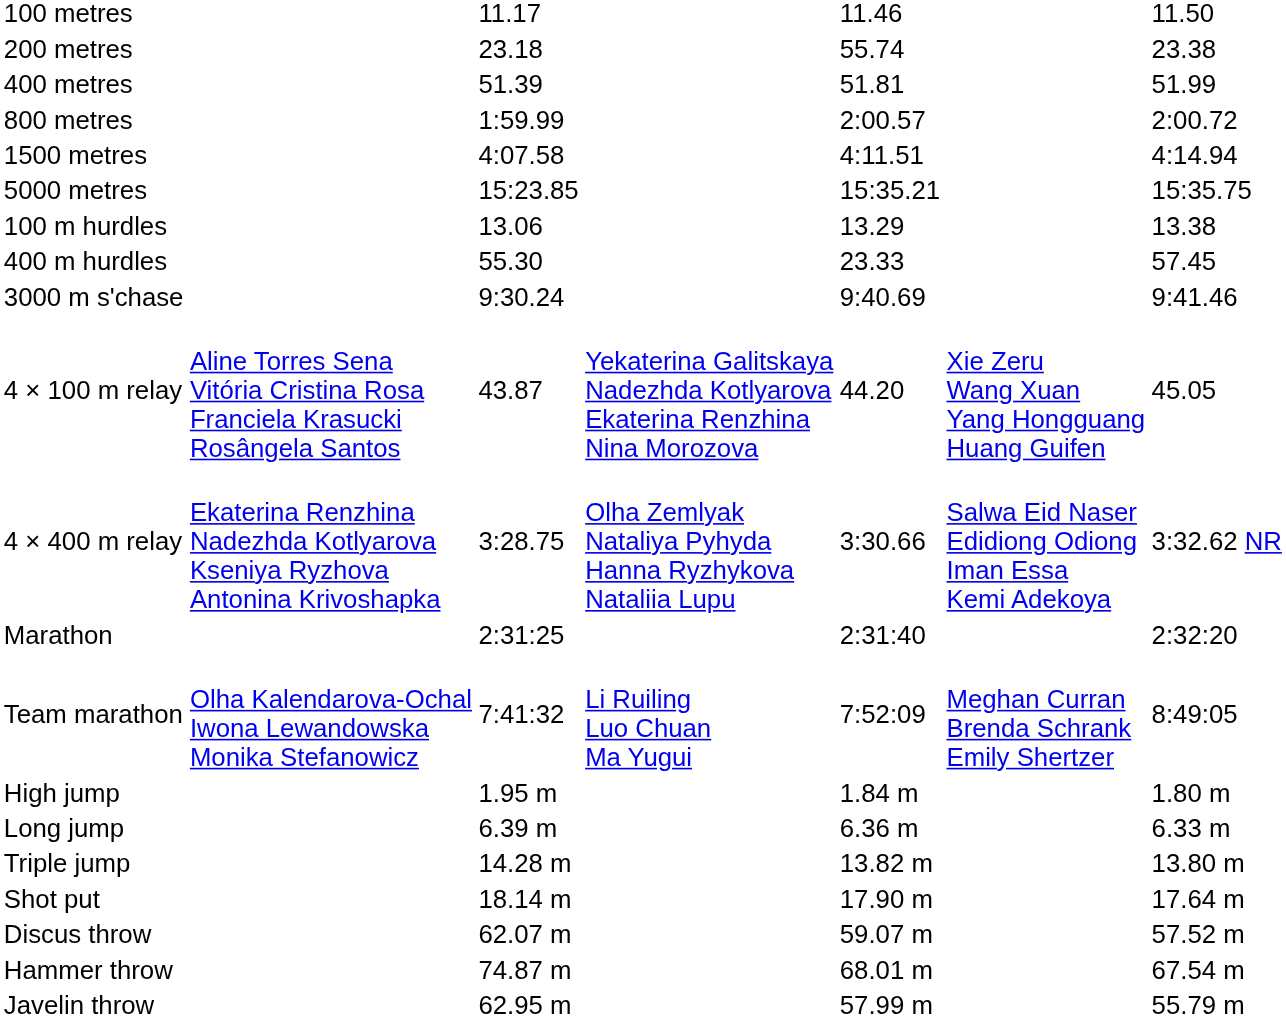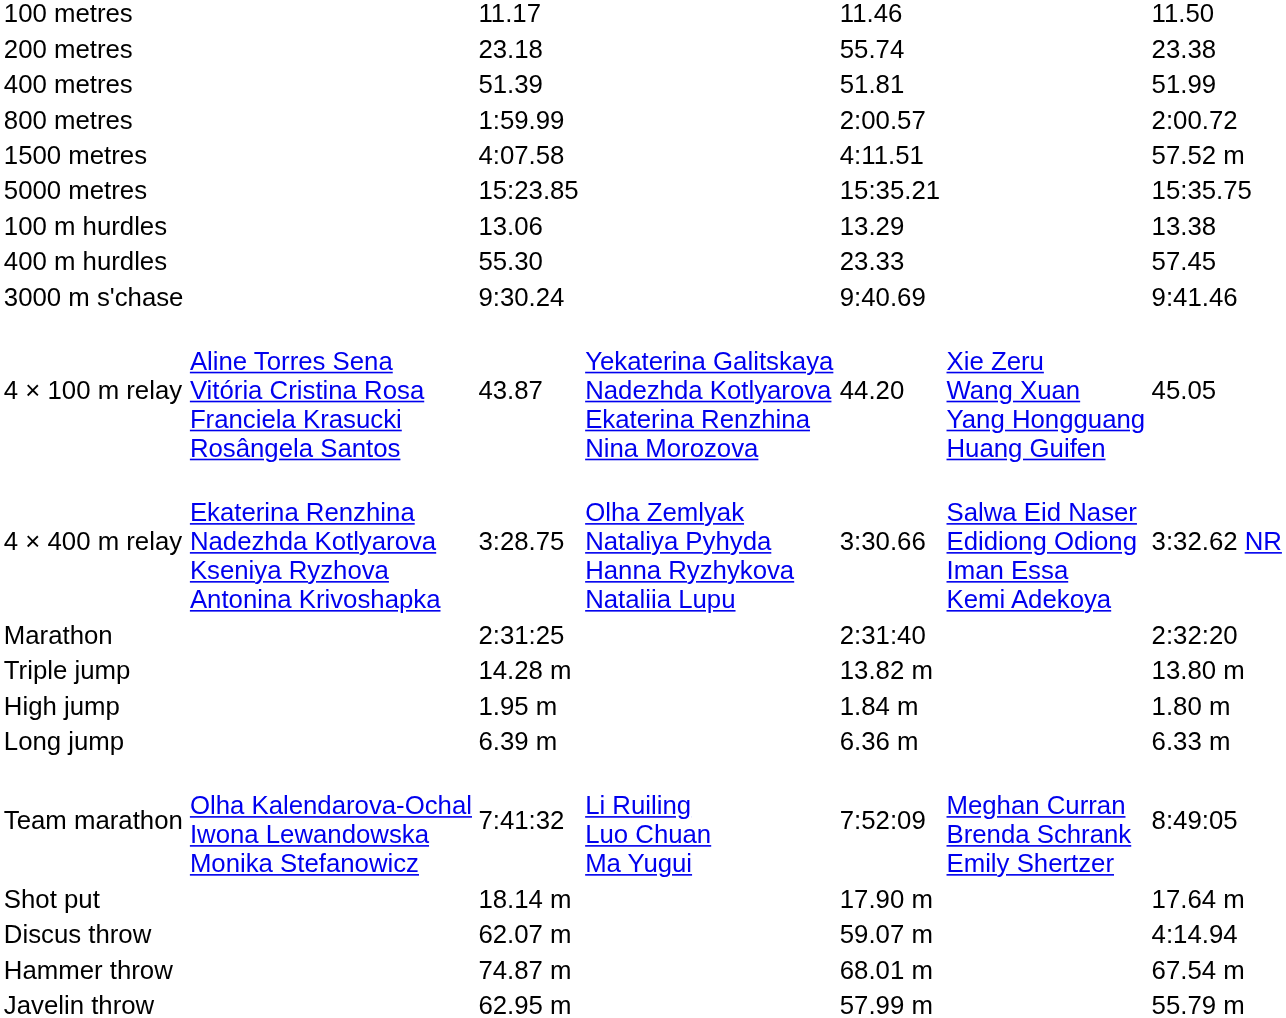(1195, 155) 4:14.94 -> (1198, 155) 57.52 m
rows swapped: (93, 714) <-> (67, 864)
(1198, 934) 57.52 m -> (1195, 934) 4:14.94
